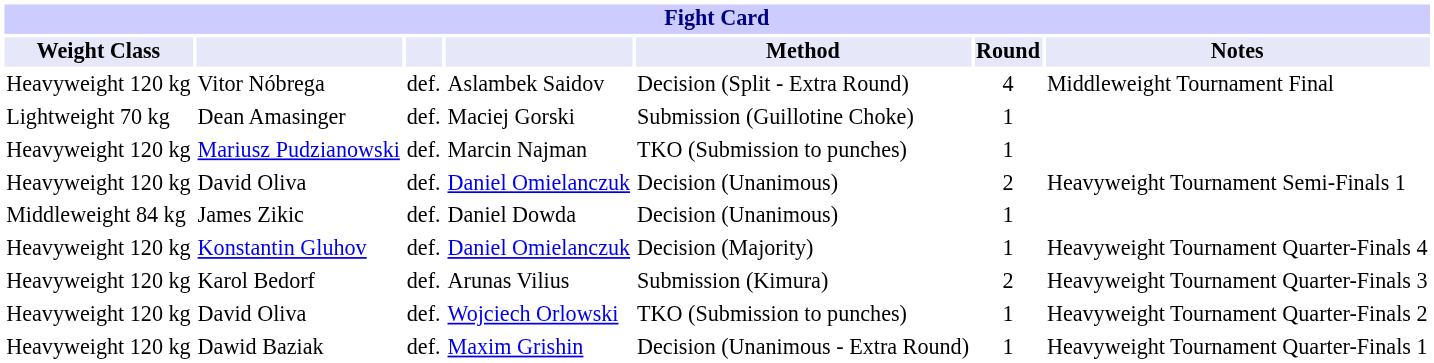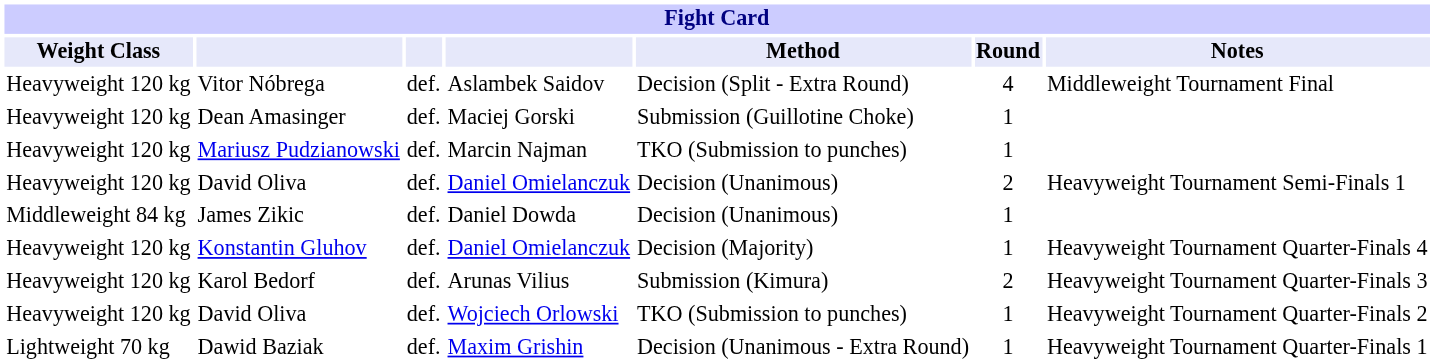(88, 117) Lightweight 70 kg -> (98, 117) Heavyweight 120 kg
(98, 347) Heavyweight 120 kg -> (88, 347) Lightweight 70 kg
